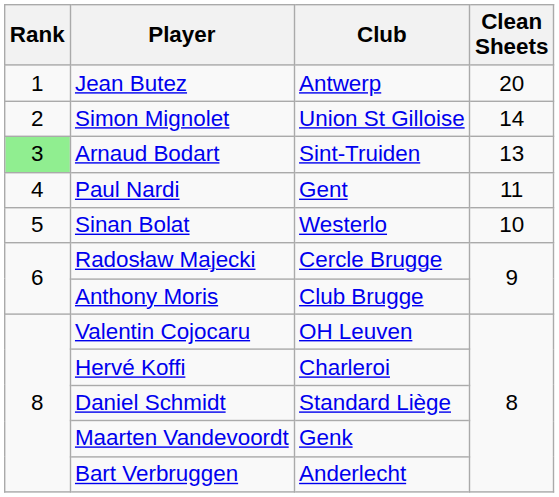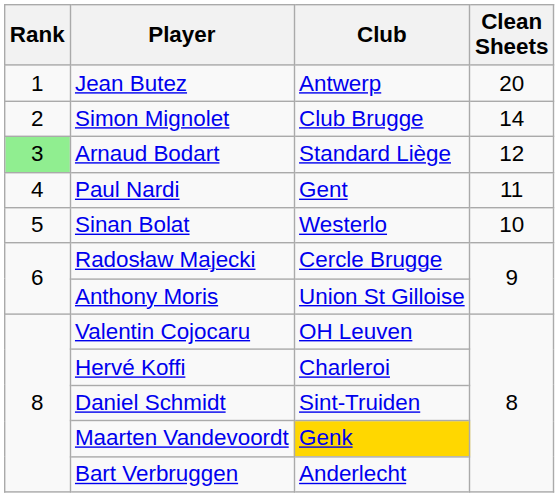(382, 118) Union St Gilloise -> (361, 118) Club Brugge
(360, 154) Sint-Truiden -> (375, 154) Standard Liège
(512, 154) 13 -> (512, 154) 12
(361, 296) Club Brugge -> (382, 296) Union St Gilloise
(375, 402) Standard Liège -> (360, 402) Sint-Truiden
(326, 438) no background -> (326, 438) gold background
